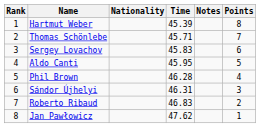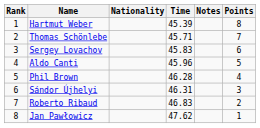(180, 63) 45.95 -> (180, 63) 45.96
